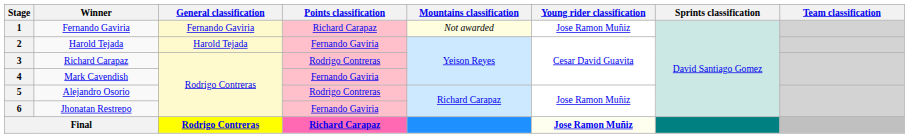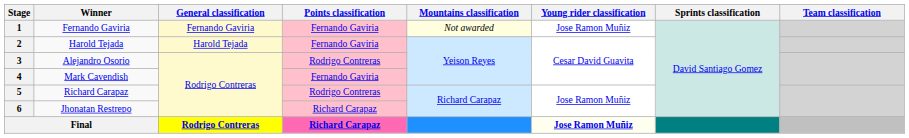(345, 28) Richard Carapaz -> (345, 28) Fernando Gaviria
(96, 61) Richard Carapaz -> (96, 61) Alejandro Osorio
(96, 93) Alejandro Osorio -> (96, 93) Richard Carapaz
(345, 109) Fernando Gaviria -> (345, 109) Richard Carapaz
